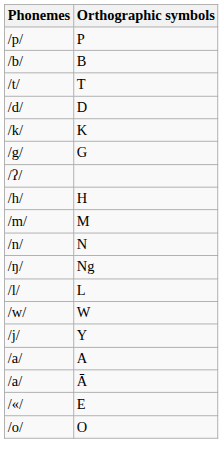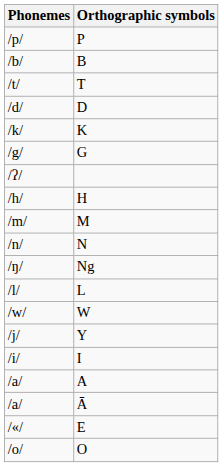+ row: (79, 358)
